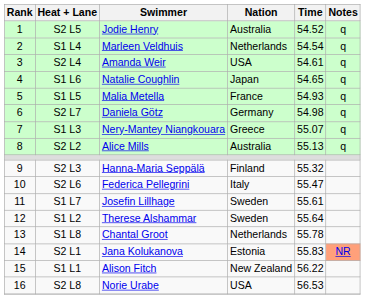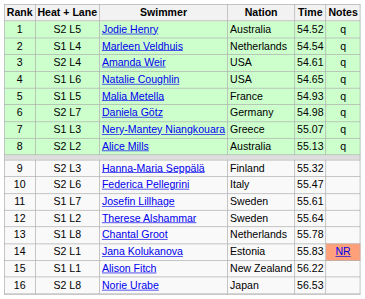(244, 79) Japan -> (241, 79) USA
(241, 285) USA -> (244, 285) Japan
